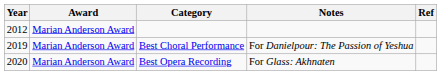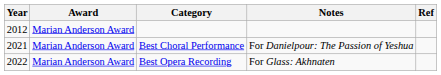(17, 45) 2019 -> (17, 45) 2021
(17, 62) 2020 -> (17, 62) 2022
